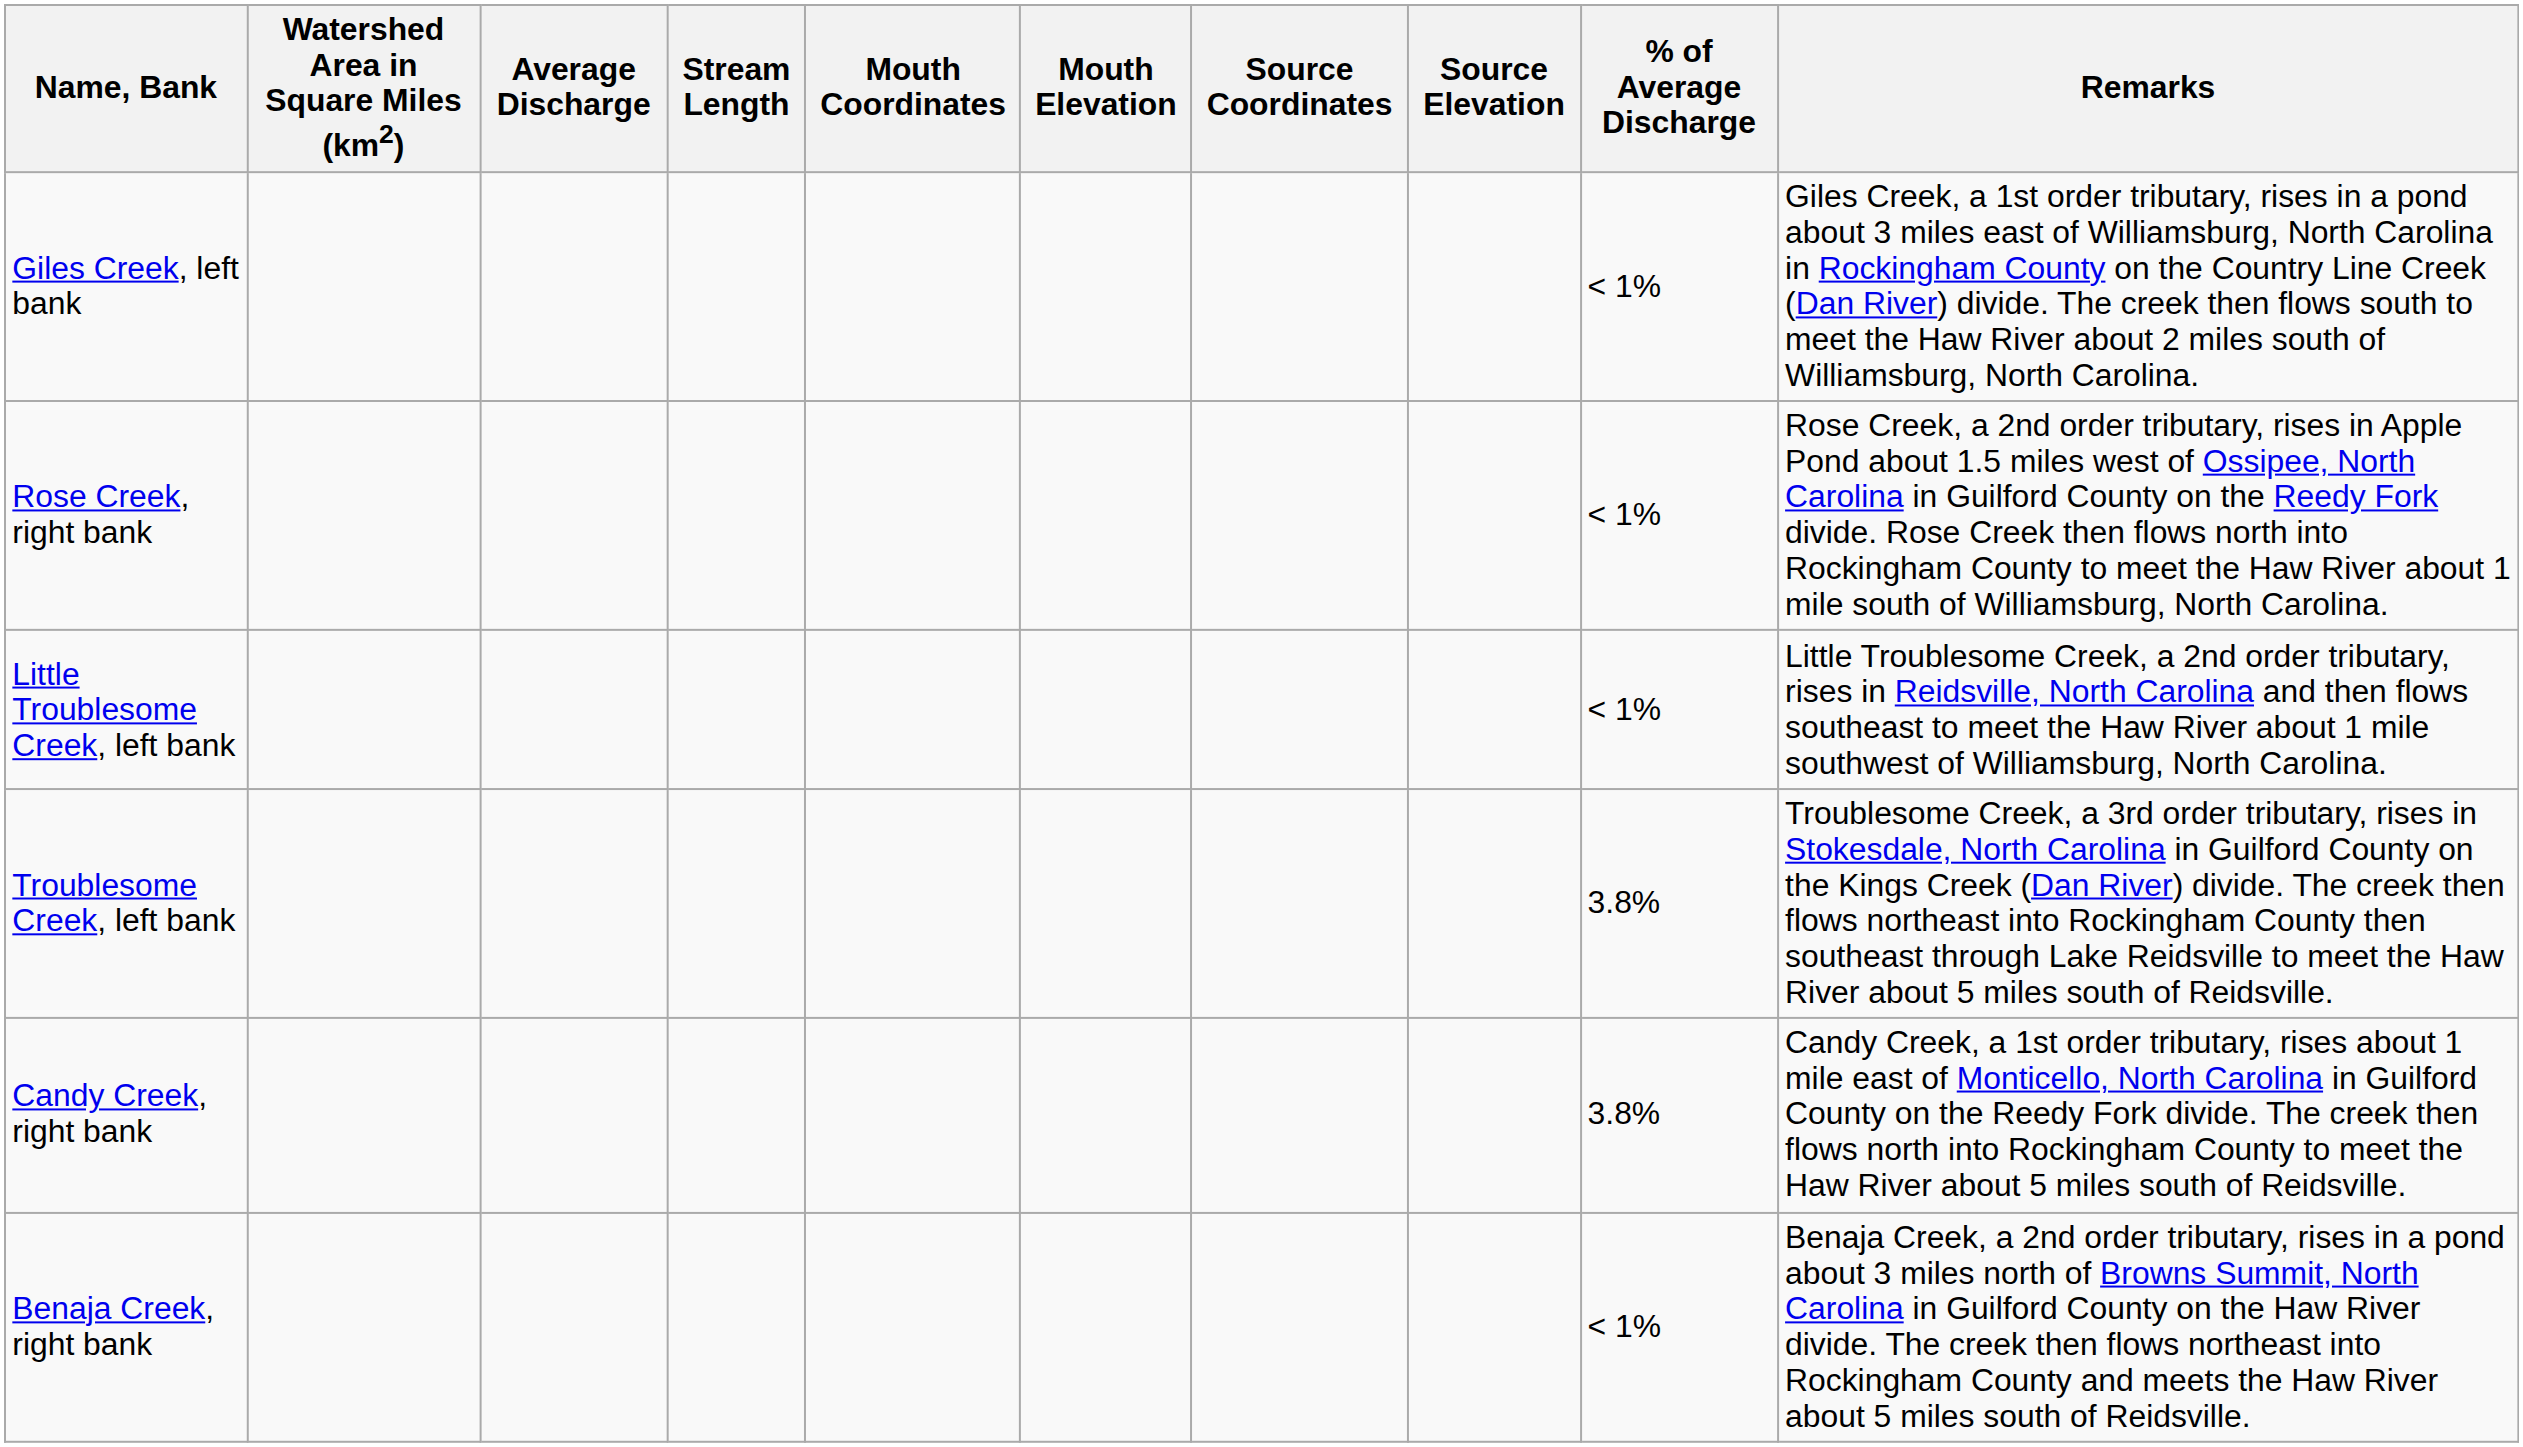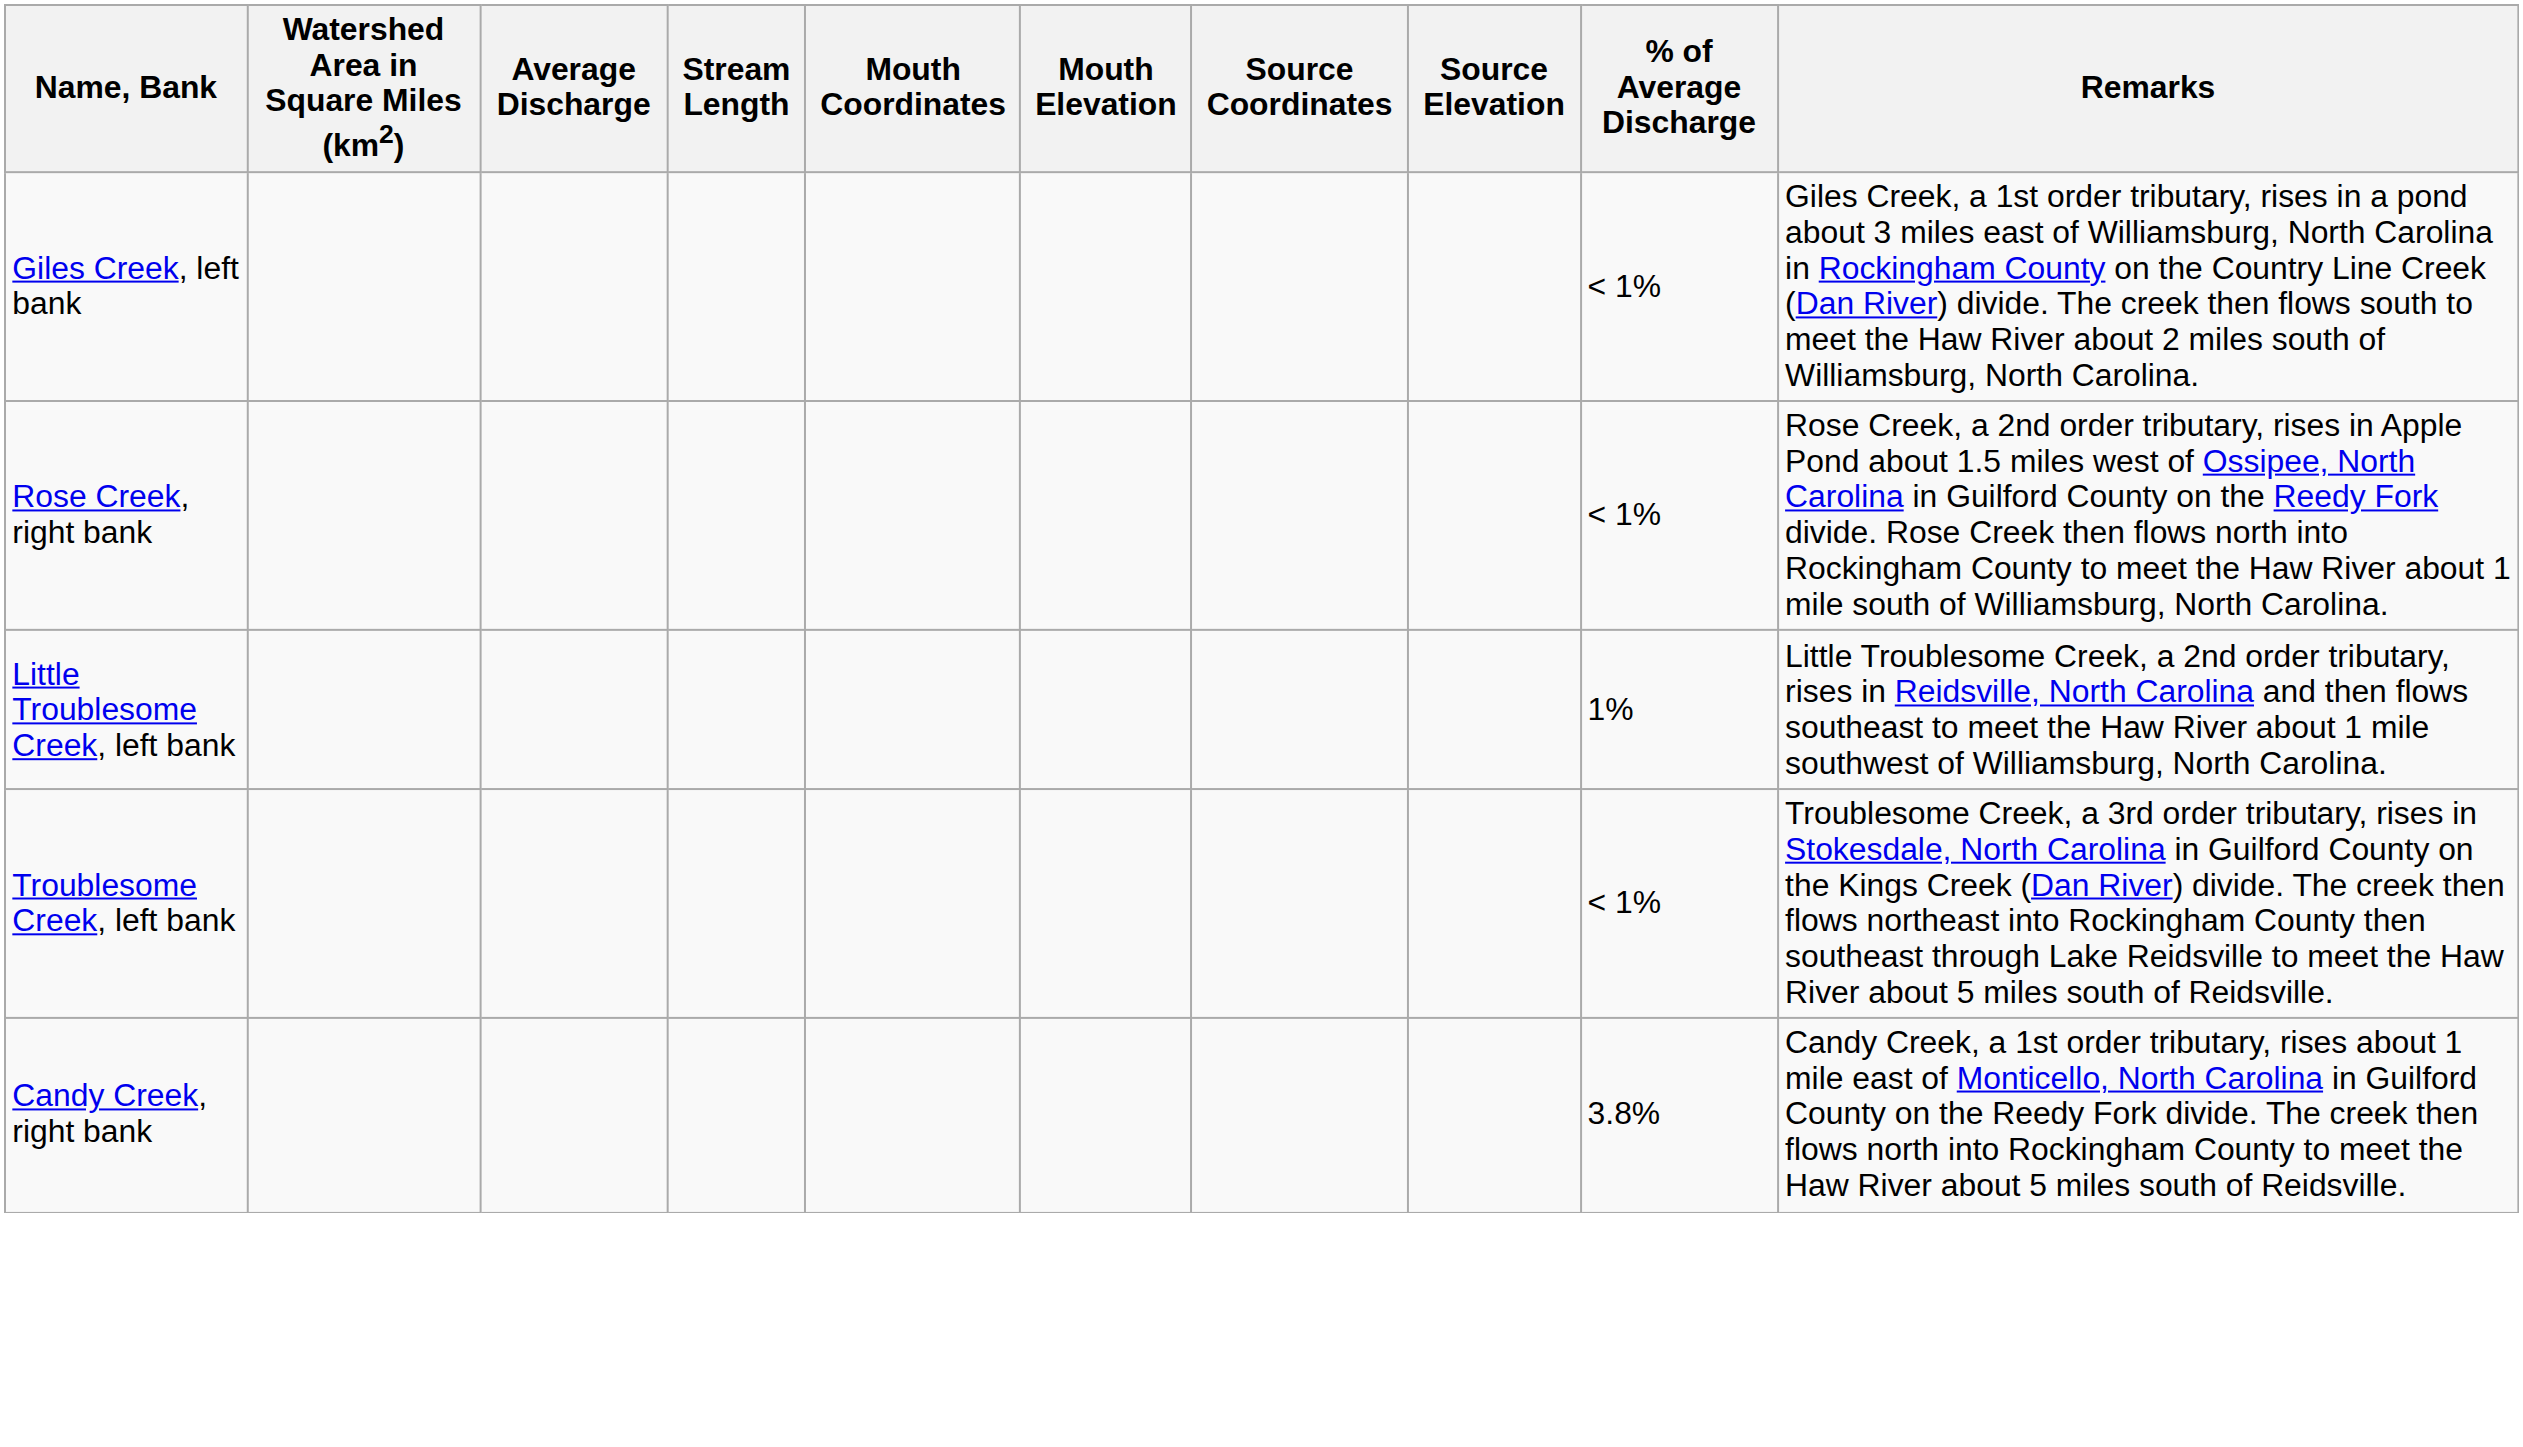(1624, 709) < 1% -> (1611, 709) 1%
(1624, 903) 3.8% -> (1624, 903) < 1%
- row: (113, 1326)
